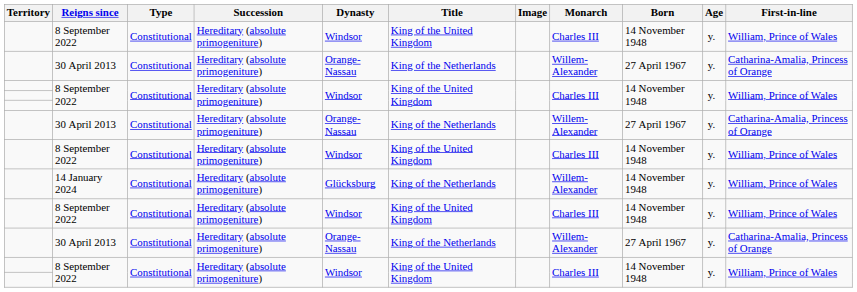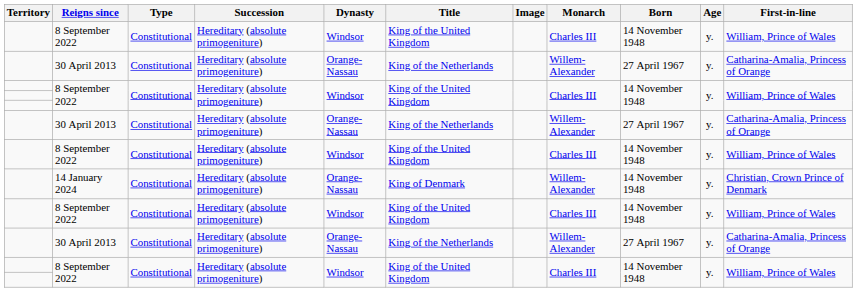(350, 183) Glücksburg -> (344, 183) Orange-Nassau
(443, 183) King of the Netherlands -> (427, 183) King of Denmark
(783, 183) William, Prince of Wales -> (785, 183) Christian, Crown Prince of Denmark
